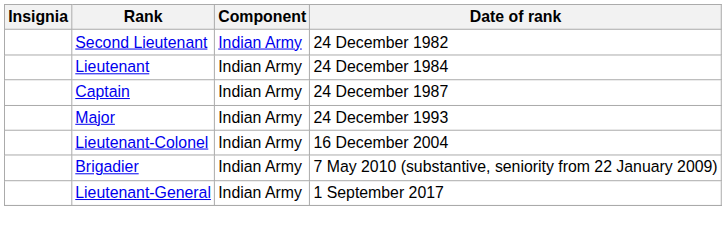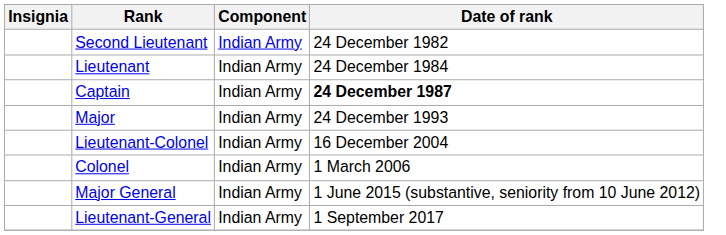(381, 92) normal -> (383, 92) bold
+ row: (102, 167)
- row: (107, 167)
+ row: (125, 192)
